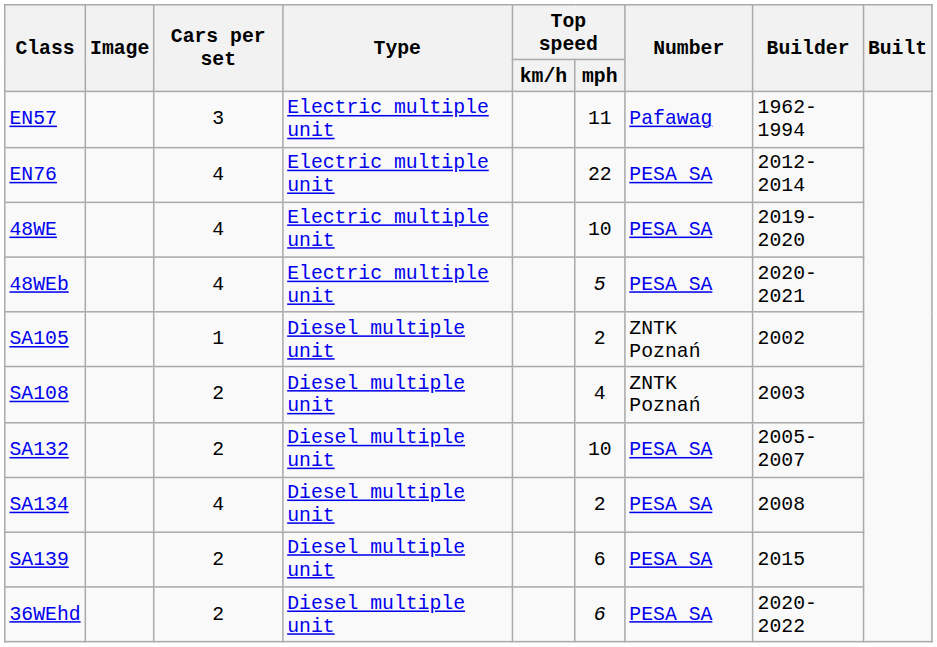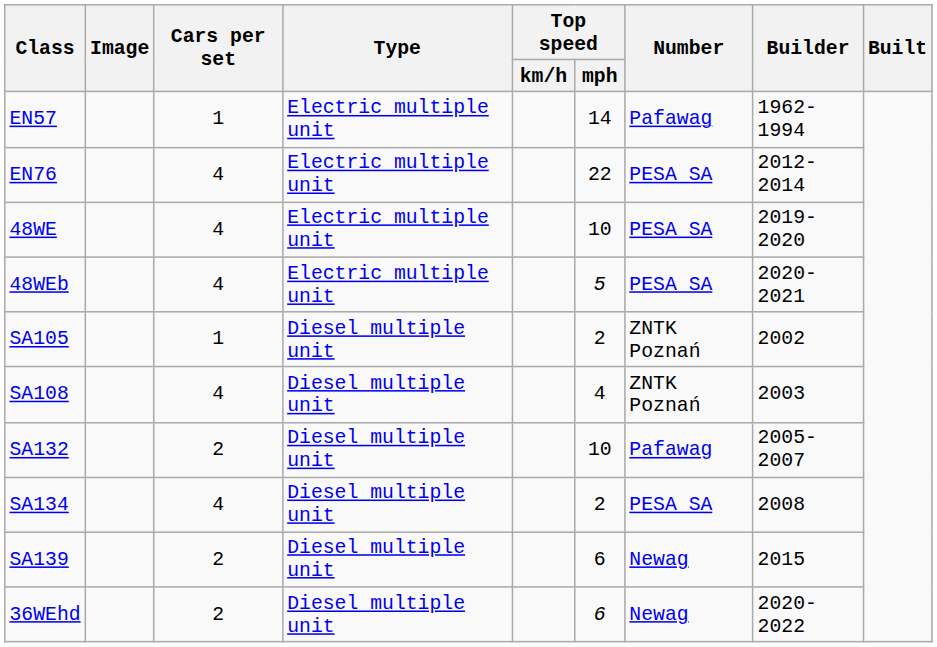(218, 119) 3 -> (218, 119) 1
(600, 119) 11 -> (600, 119) 14
(218, 394) 2 -> (218, 394) 4
(671, 450) PESA SA -> (671, 450) Pafawag
(671, 560) PESA SA -> (659, 560) Newag
(671, 615) PESA SA -> (659, 615) Newag
